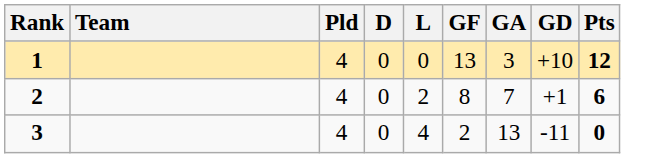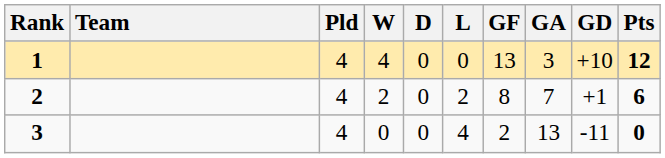+ column: (384, 22)
